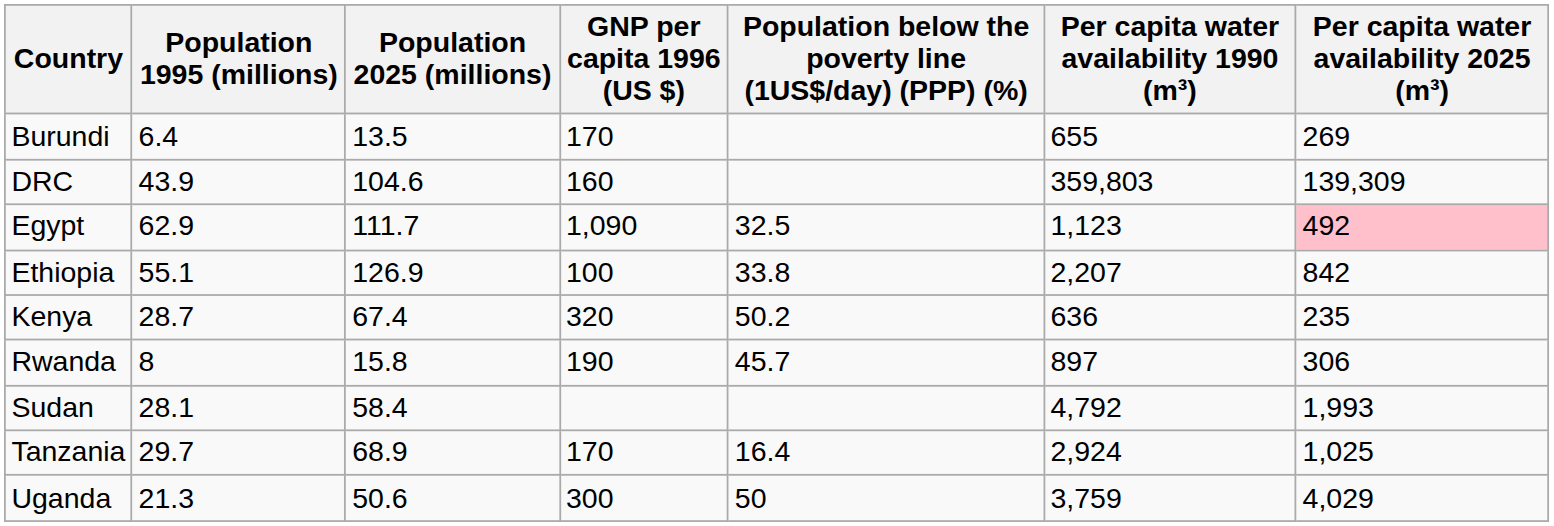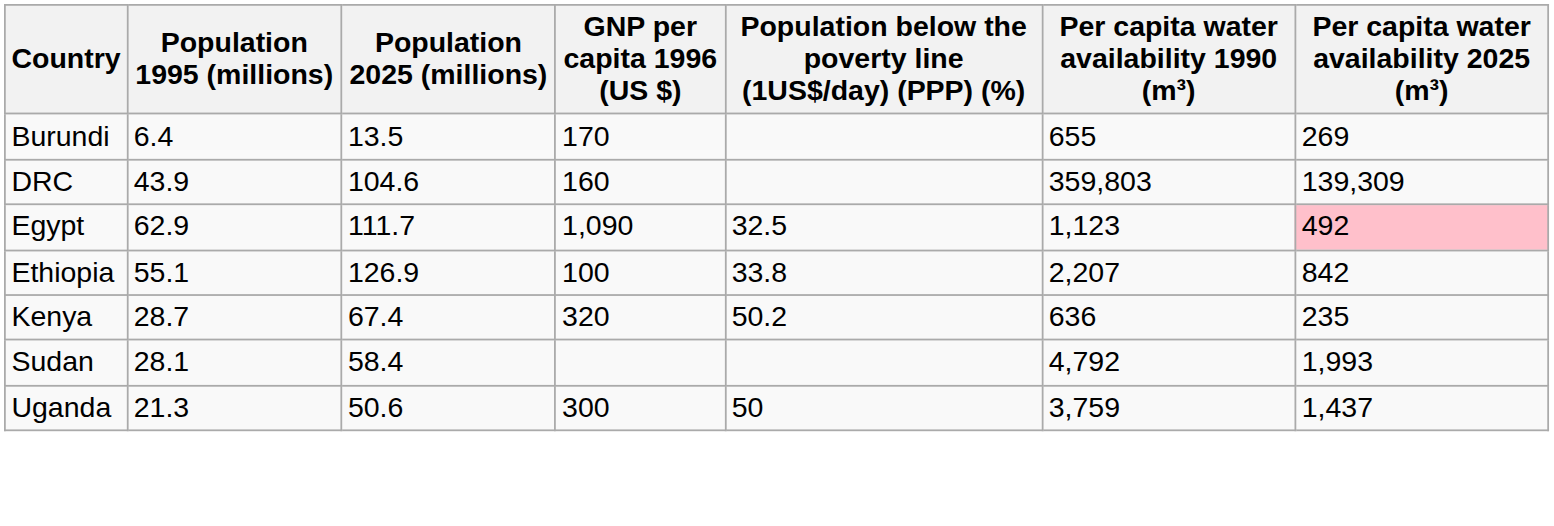- row: (64, 362)
- row: (68, 452)
(1338, 497) 4,029 -> (1337, 407) 1,437
